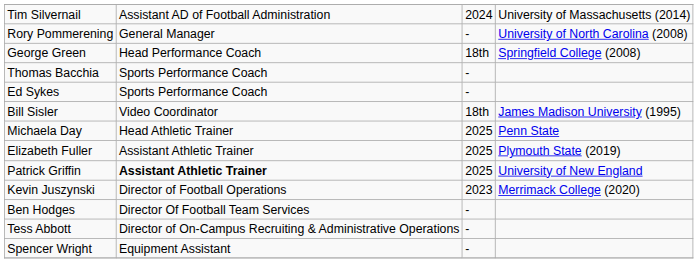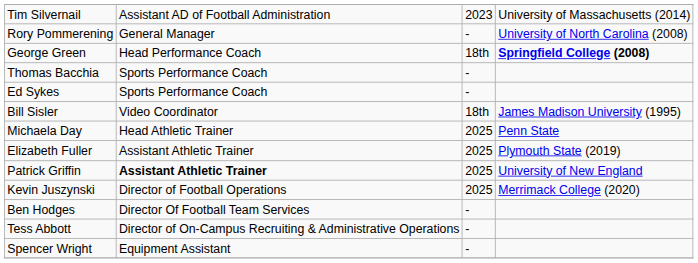(479, 14) 2024 -> (479, 14) 2023
(569, 53) normal -> (574, 53) bold
(479, 190) 2023 -> (479, 190) 2025
